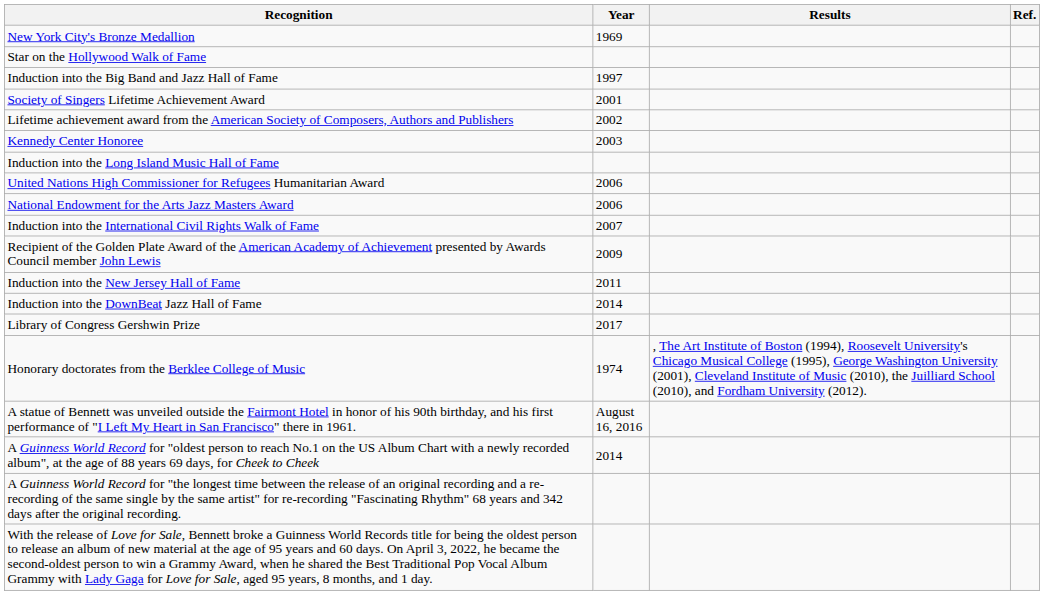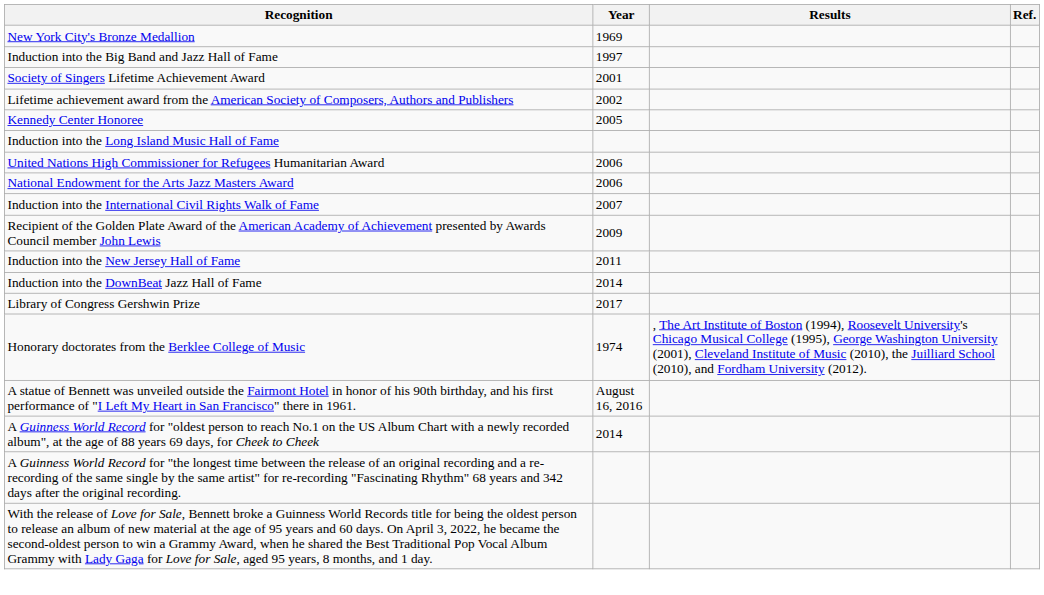- row: (107, 57)
(609, 141) 2003 -> (609, 120) 2005
